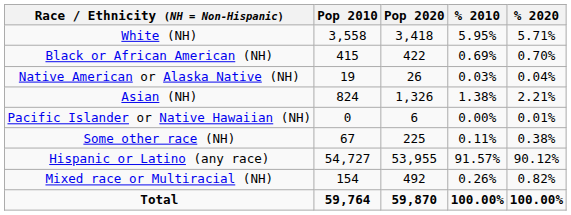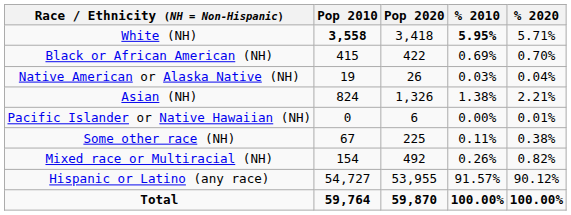(348, 35) normal -> (348, 35) bold
(477, 35) normal -> (477, 35) bold
rows swapped: (159, 179) <-> (159, 159)
